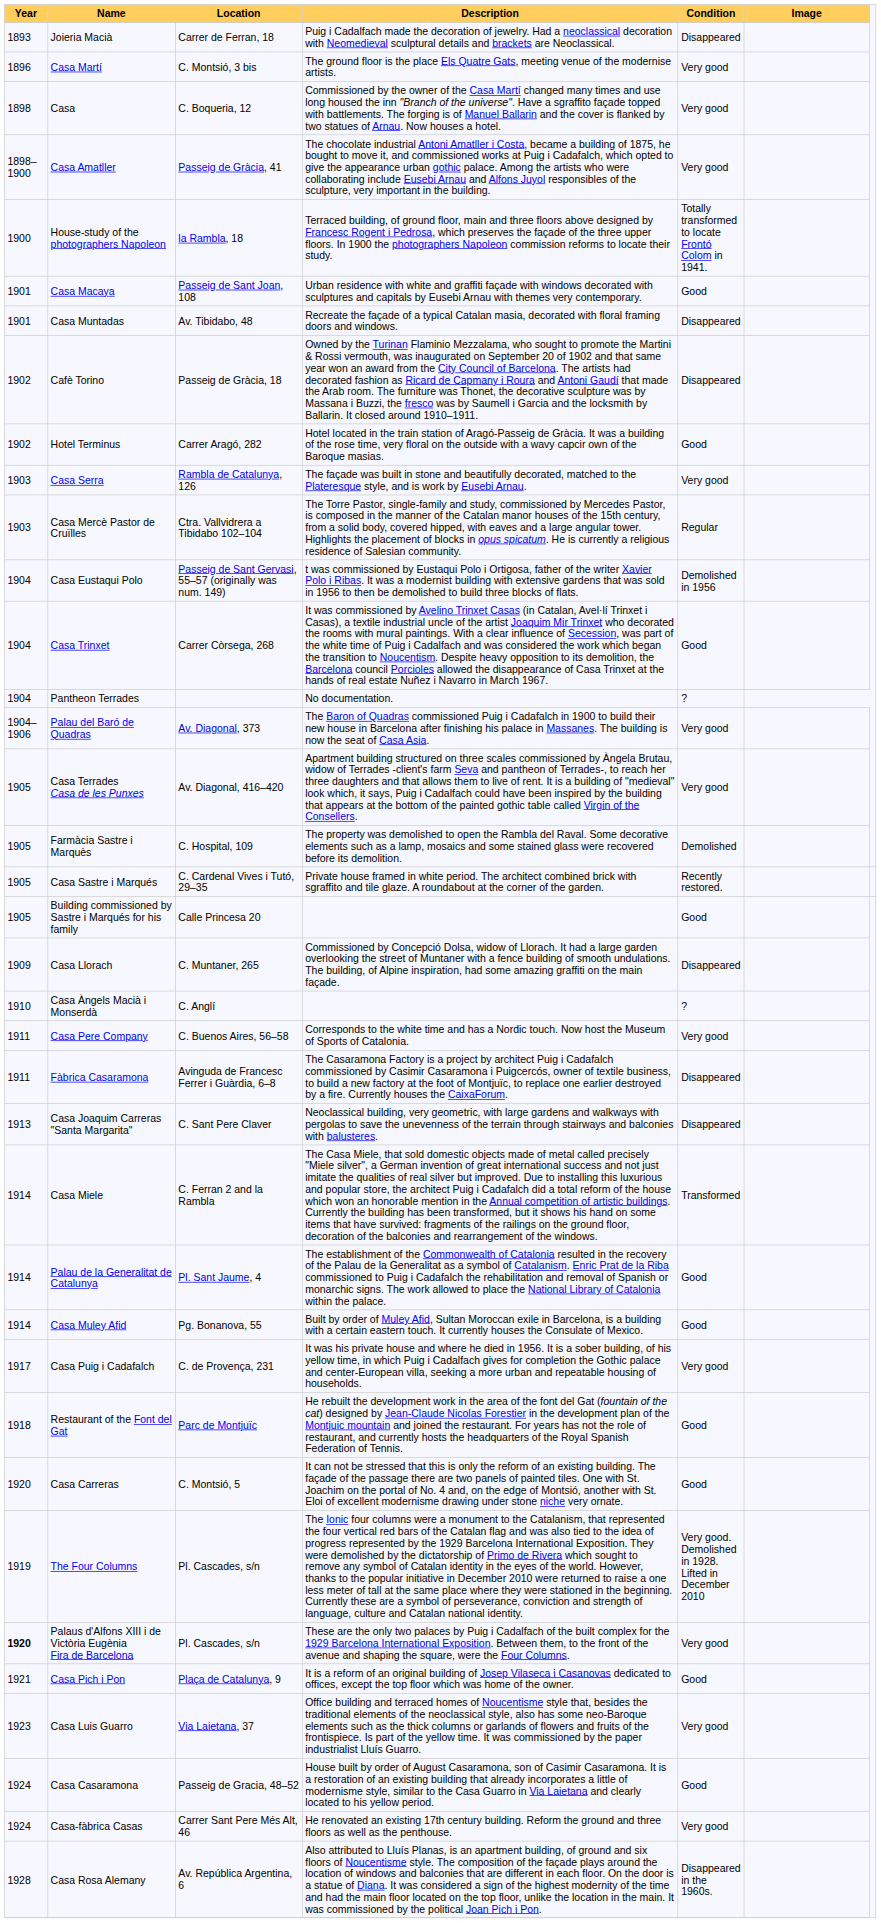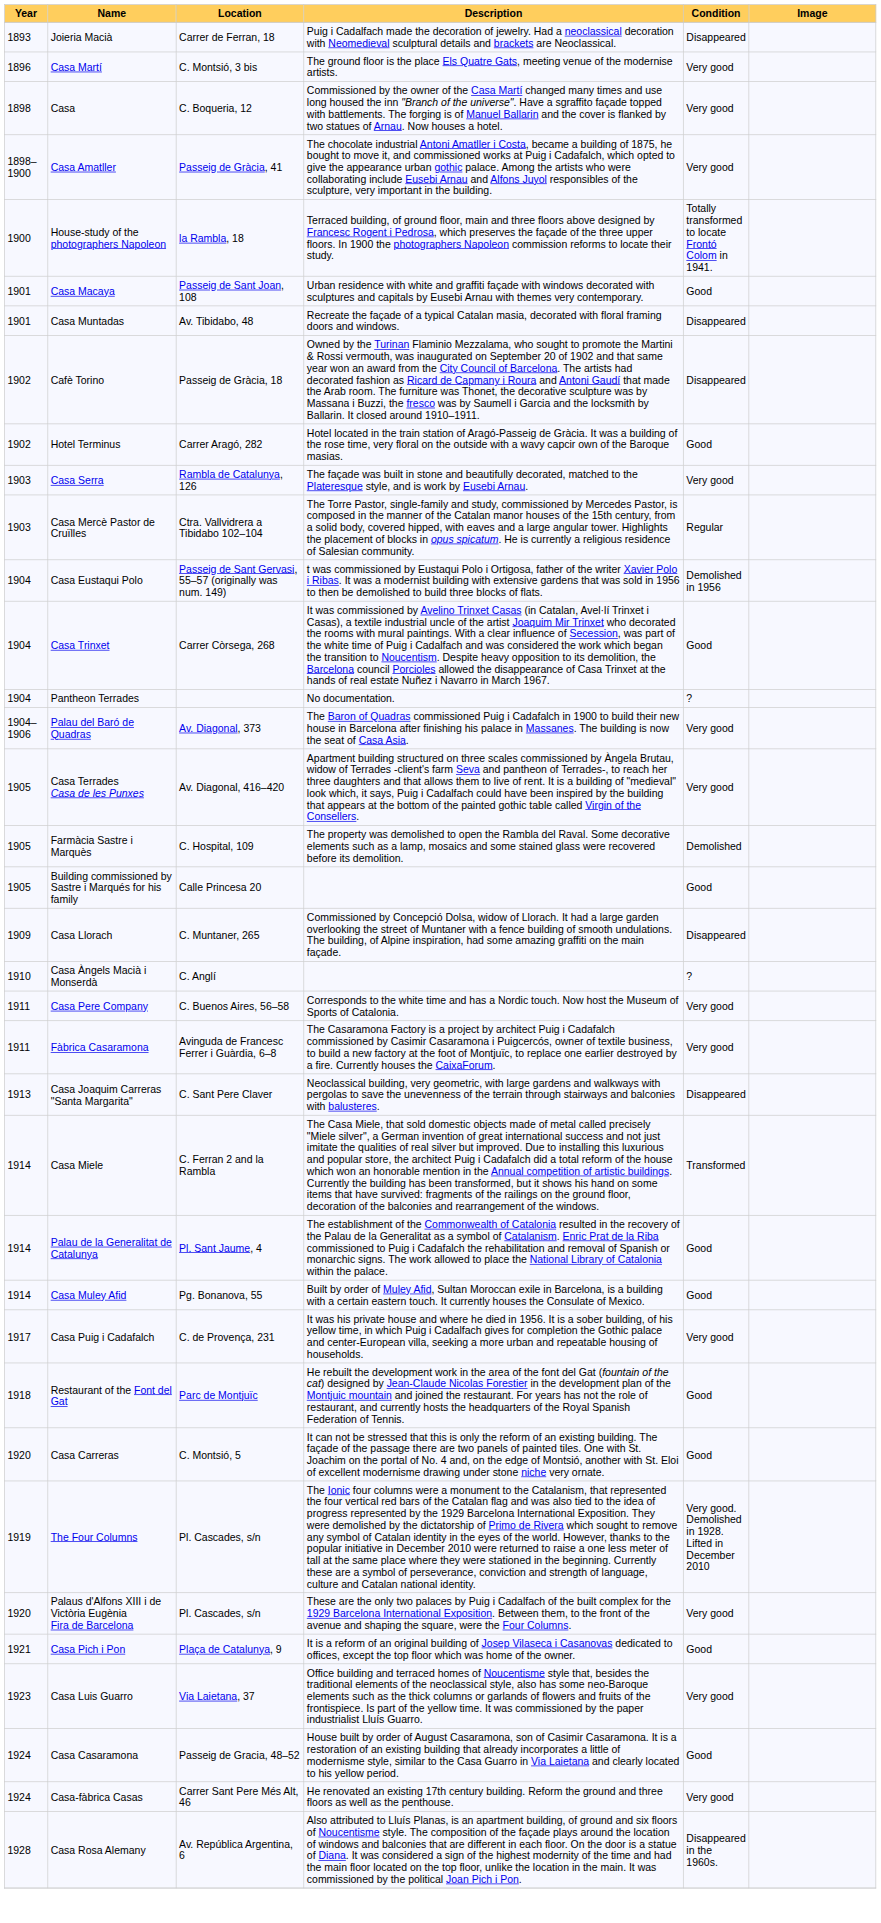- row: (104, 882)
(711, 1077) Disappeared -> (710, 1047) Very good
(19, 1643) bold -> (19, 1613) normal
